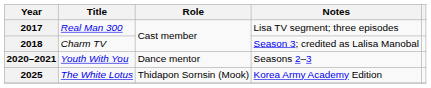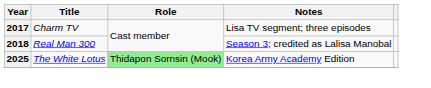(92, 28) Real Man 300 -> (56, 28) Charm TV
(83, 43) Charm TV -> (64, 43) Real Man 300
- row: (31, 59)
(193, 75) no background -> (166, 59) lightgreen background
